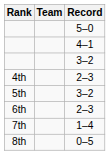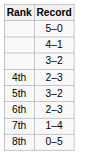- column: (49, 12)
